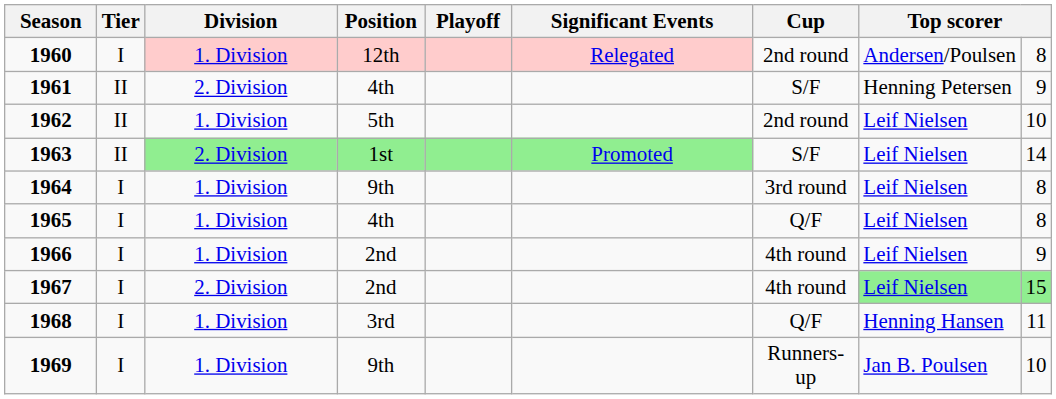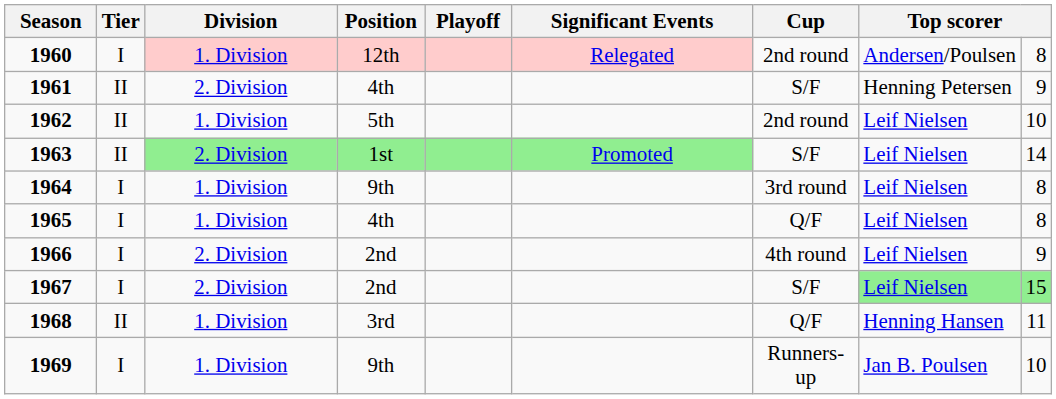(241, 253) 1. Division -> (241, 253) 2. Division
(806, 287) 4th round -> (806, 287) S/F
(121, 320) I -> (121, 320) II
